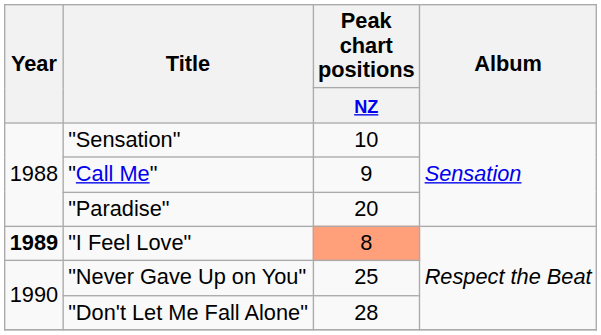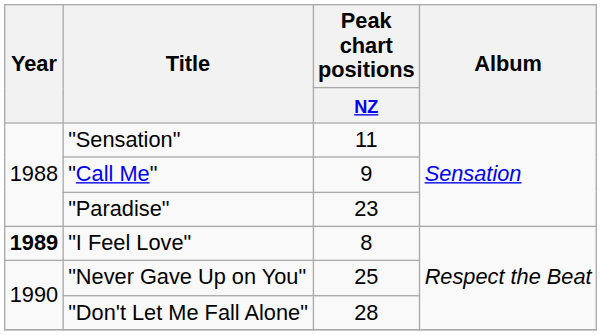(366, 139) 10 -> (366, 139) 11
(366, 208) 20 -> (366, 208) 23
(366, 243) lightsalmon background -> (366, 243) no background
